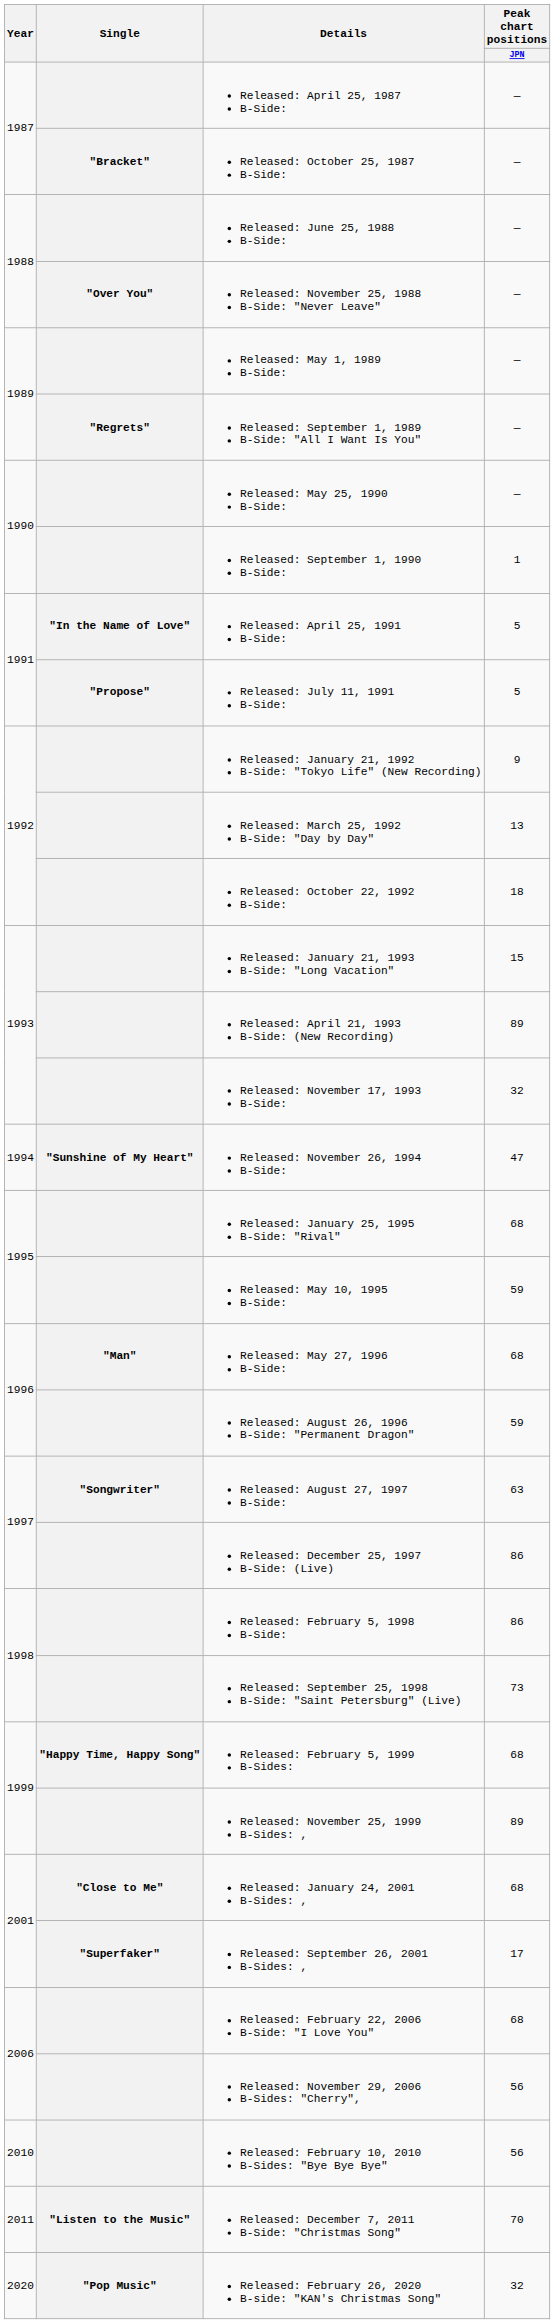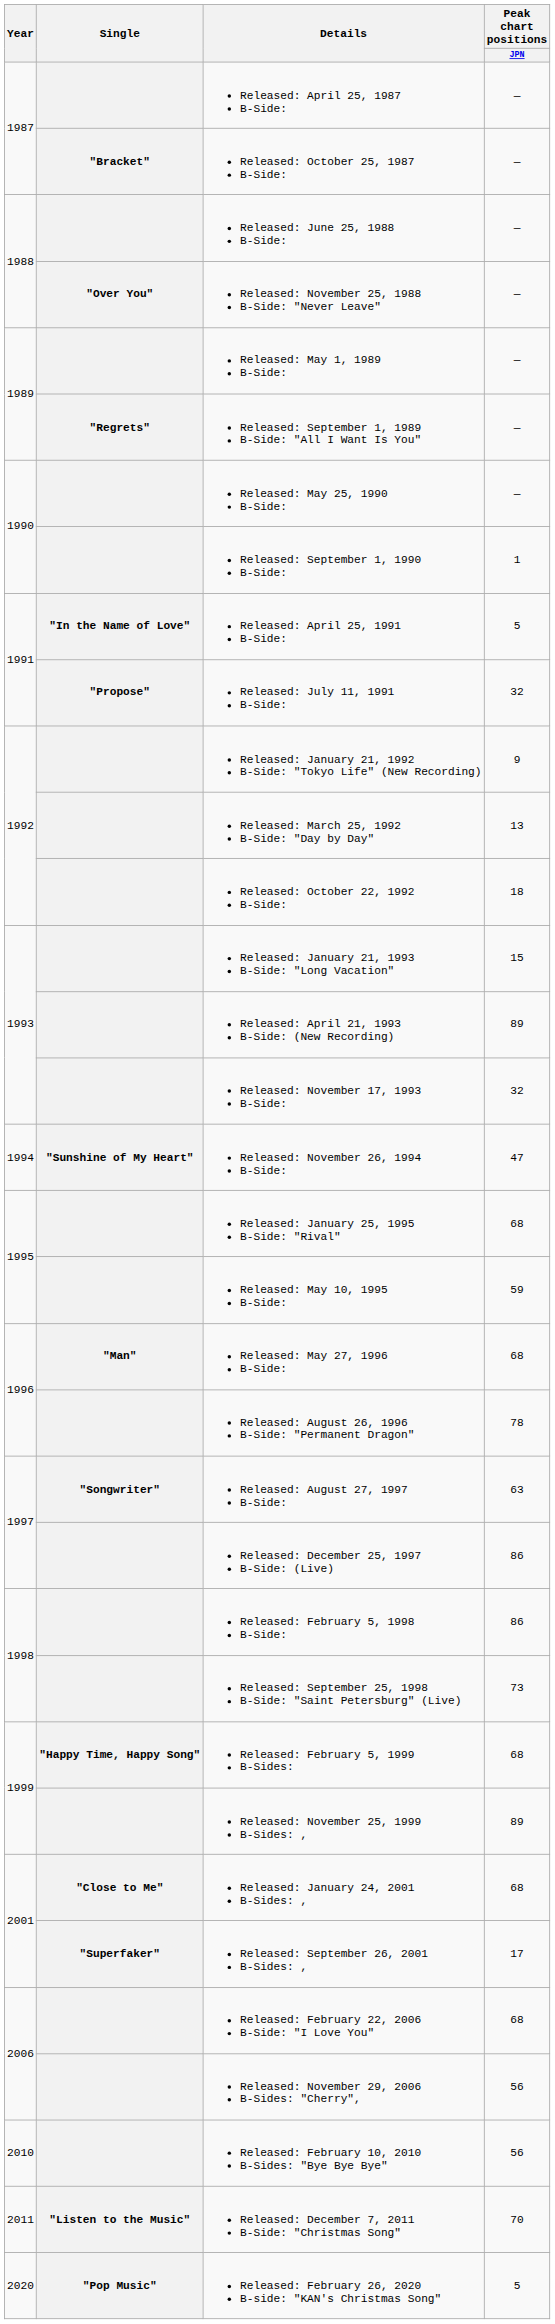(517, 693) 5 -> (517, 693) 32
(517, 1423) 59 -> (517, 1423) 78
(517, 2286) 32 -> (517, 2286) 5
